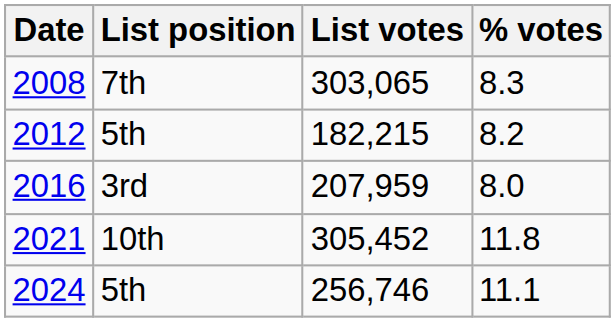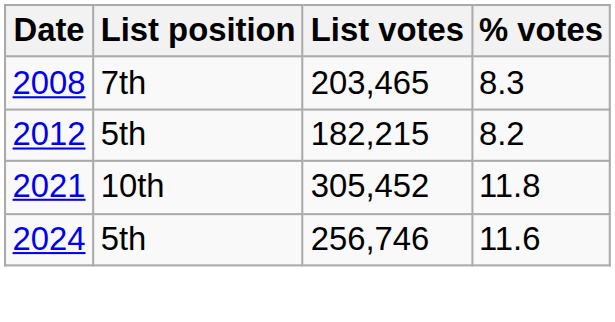(370, 82) 303,065 -> (370, 82) 203,465
- row: (49, 186)
(510, 290) 11.1 -> (510, 238) 11.6
